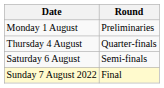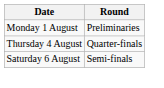- row: (52, 75)
